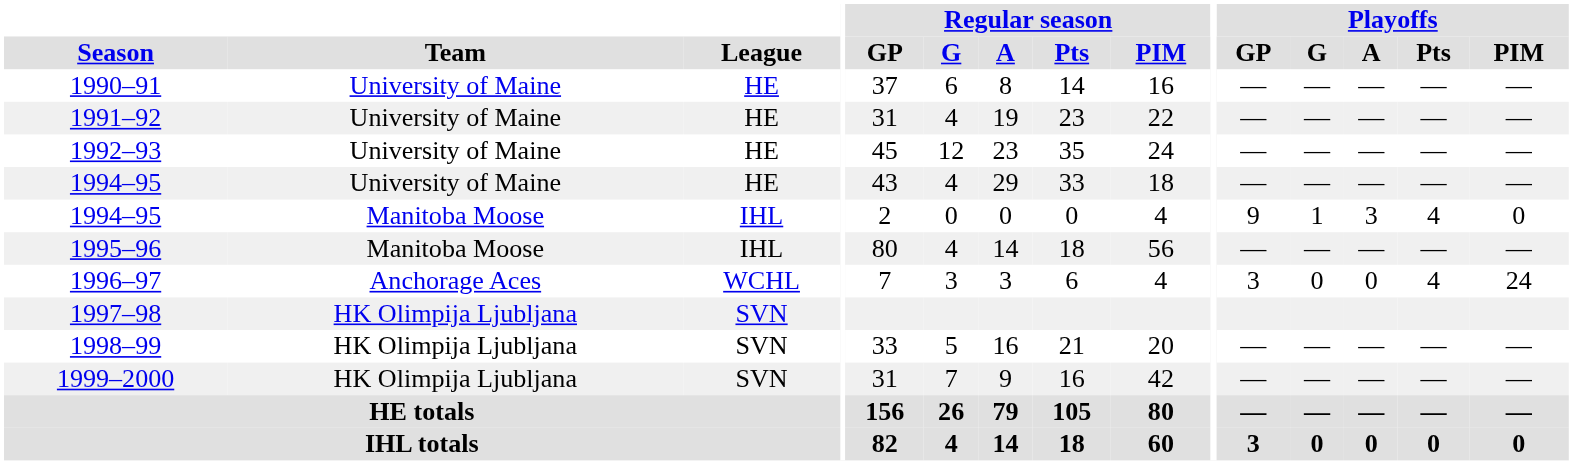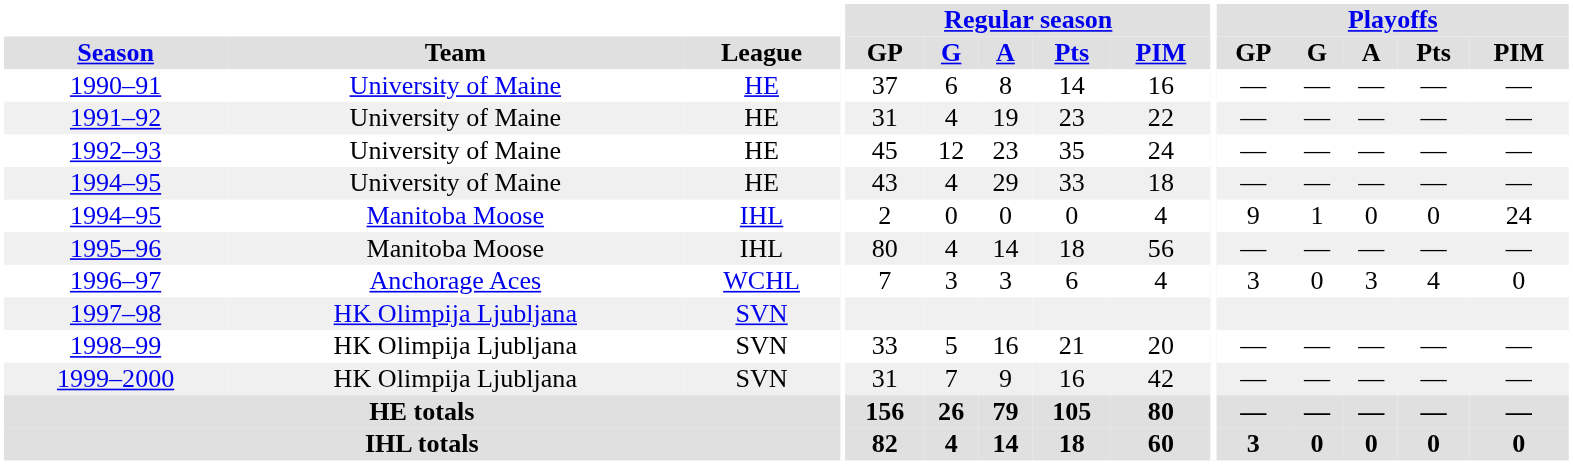(1371, 215) 3 -> (1371, 215) 0
(1434, 215) 4 -> (1434, 215) 0
(1519, 215) 0 -> (1519, 215) 24
(1371, 280) 0 -> (1371, 280) 3
(1519, 280) 24 -> (1519, 280) 0
